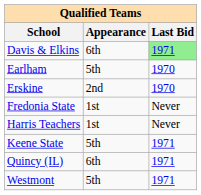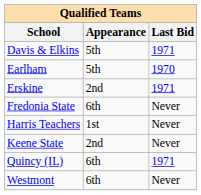(93, 50) 6th -> (93, 50) 5th
(163, 50) lightgreen background -> (163, 50) no background
(163, 87) 1970 -> (163, 87) 1971
(92, 106) 1st -> (93, 106) 6th
(93, 143) 5th -> (94, 143) 2nd
(163, 143) 1971 -> (166, 143) Never
(93, 180) 5th -> (93, 180) 6th
(163, 180) 1971 -> (166, 180) Never
